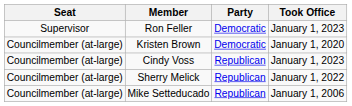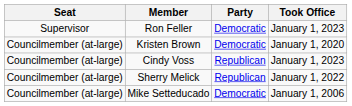(240, 93) Republican -> (240, 93) Democratic
